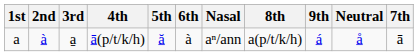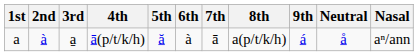columns swapped: (400, 16) <-> (223, 16)
